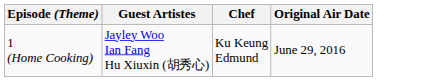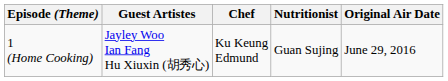+ column: (306, 14)
